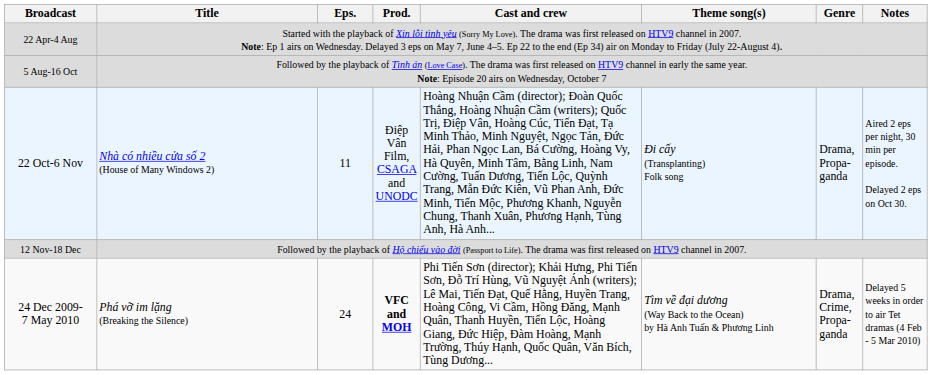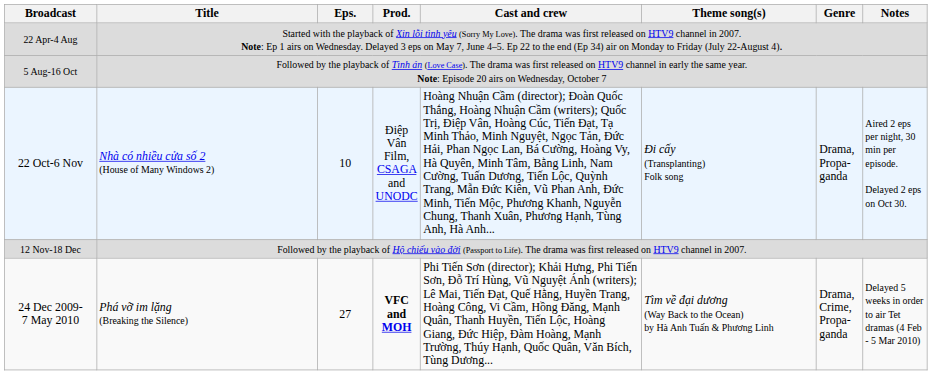(345, 163) 11 -> (345, 163) 10
(345, 314) 24 -> (345, 314) 27
